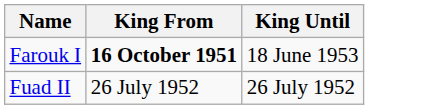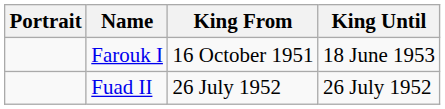+ column: (46, 21)
(164, 54) bold -> (243, 54) normal
